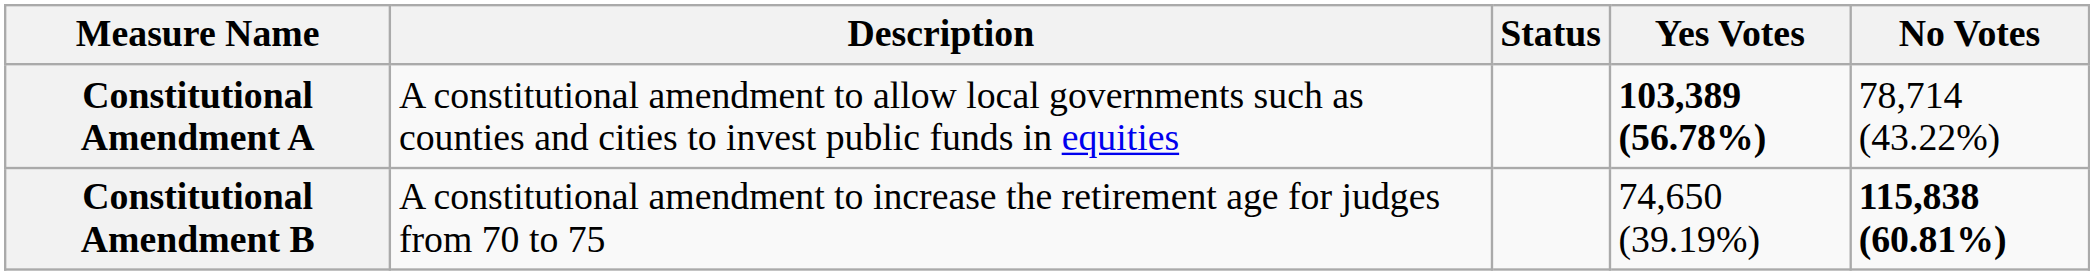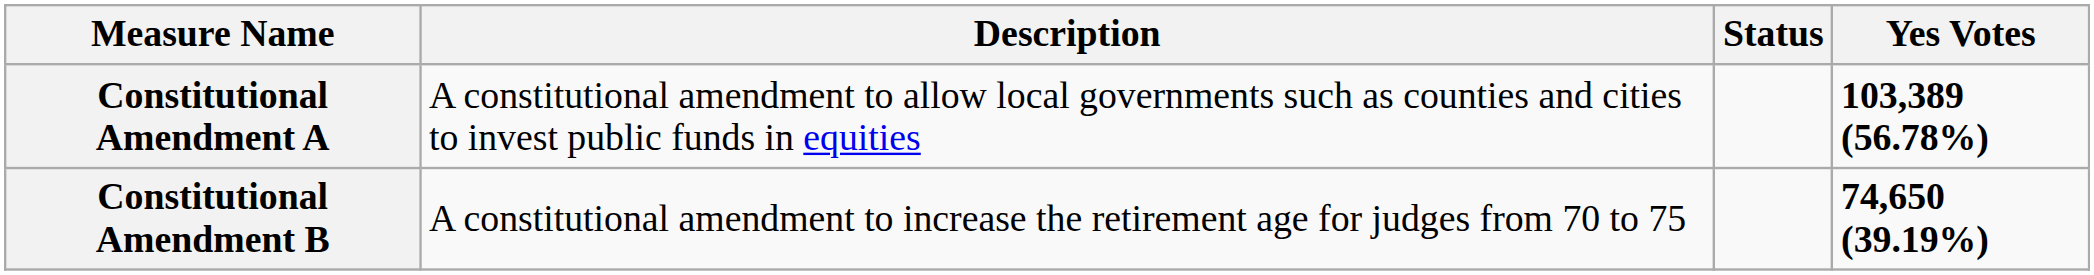- column: (1969, 34)
(1689, 217) normal -> (1915, 217) bold
